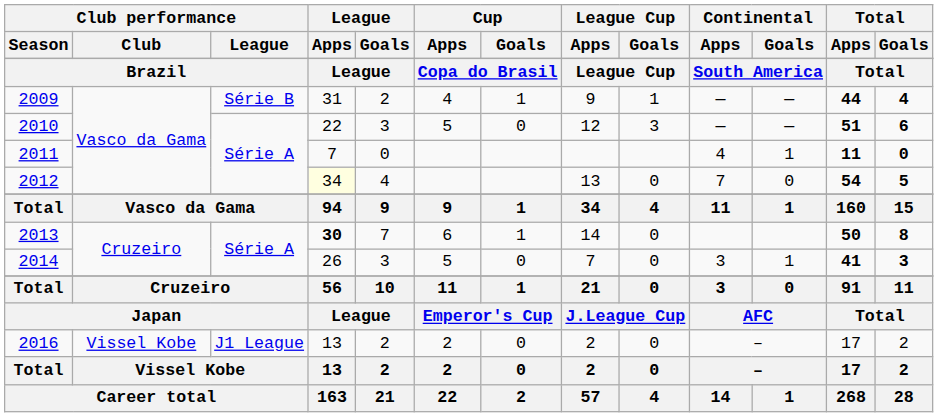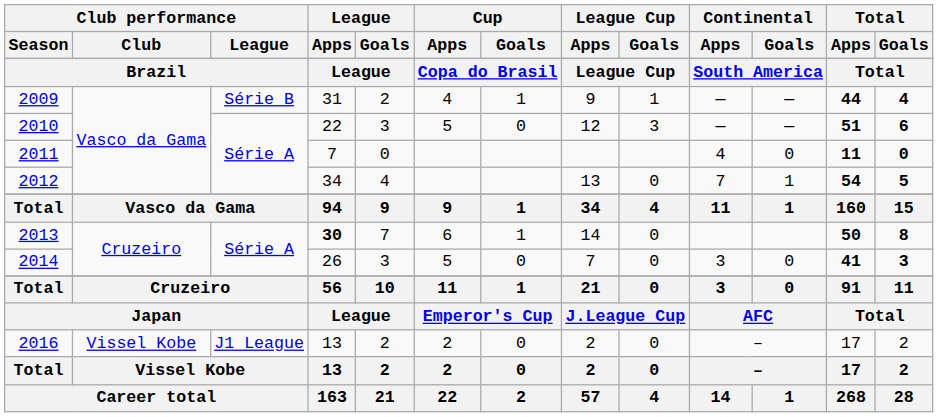(789, 154) 1 -> (789, 154) 0
(332, 181) lightyellow background -> (332, 181) no background
(789, 181) 0 -> (789, 181) 1
(789, 262) 1 -> (789, 262) 0
